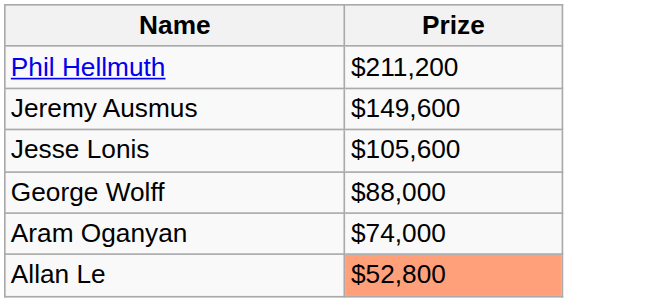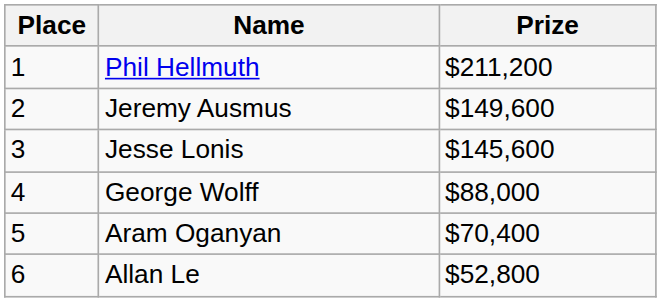+ column: (52, 25)
(406, 150) $105,600 -> (500, 150) $145,600
(398, 233) $74,000 -> (492, 233) $70,400
(398, 274) lightsalmon background -> (492, 274) no background
